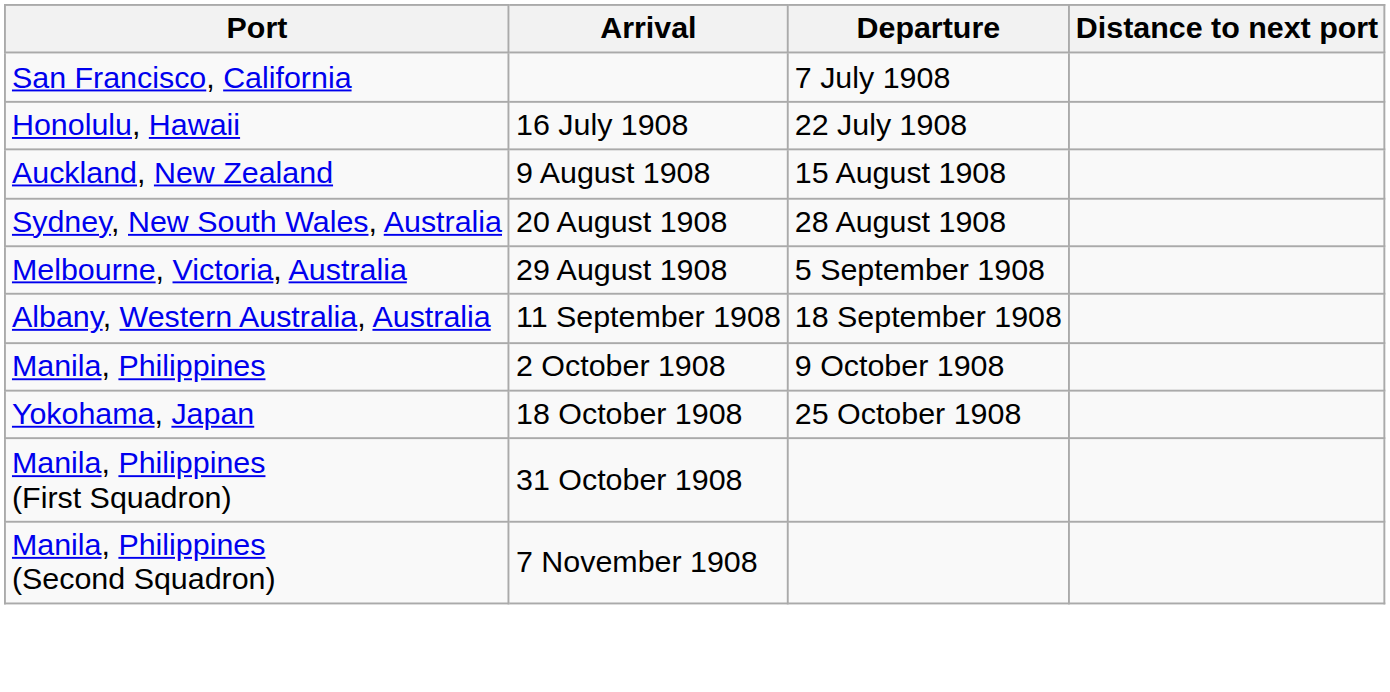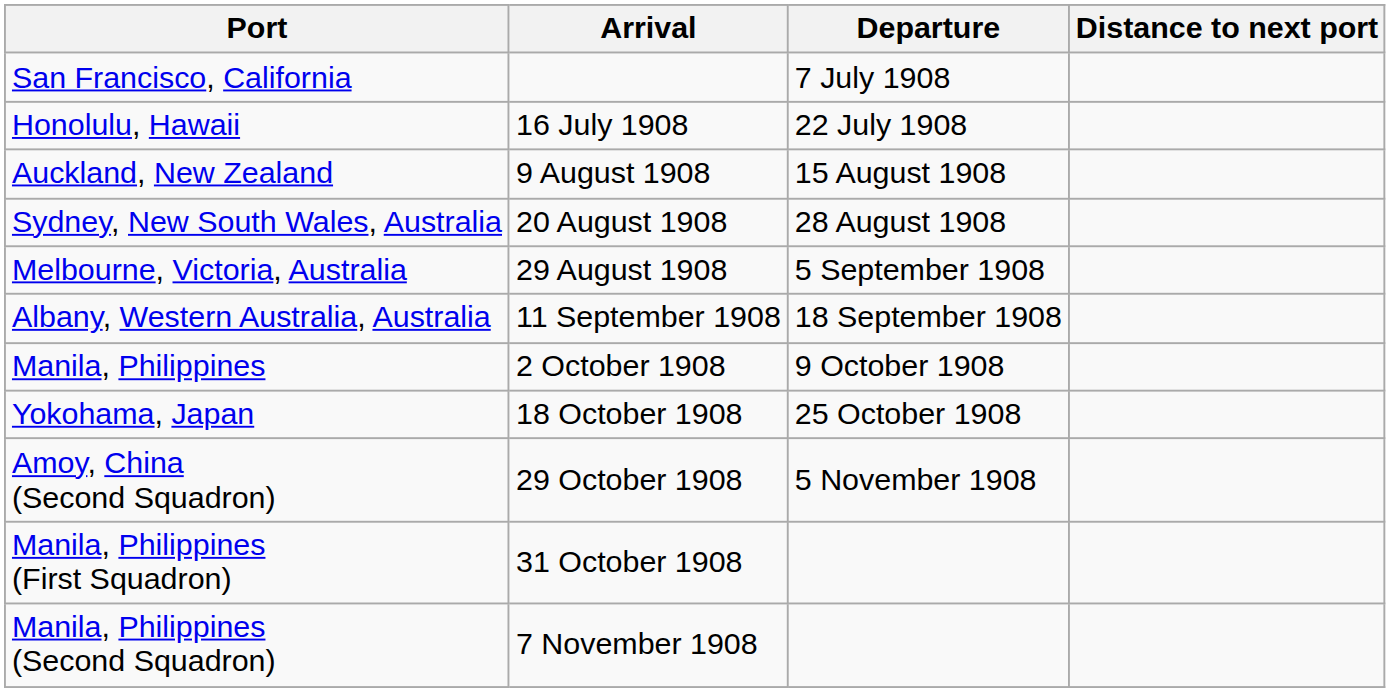+ row: (144, 479)
